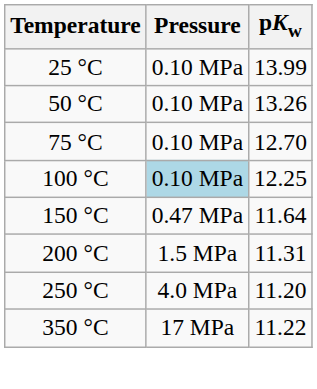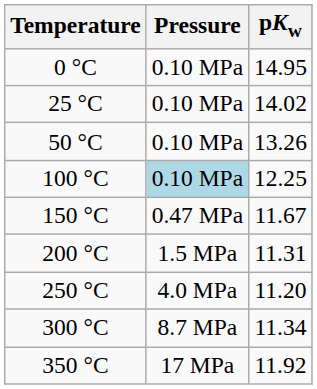+ row: (75, 66)
(280, 66) 13.99 -> (280, 103) 14.02
- row: (75, 141)
(280, 215) 11.64 -> (280, 215) 11.67
+ row: (75, 327)
(280, 327) 11.22 -> (280, 365) 11.92
